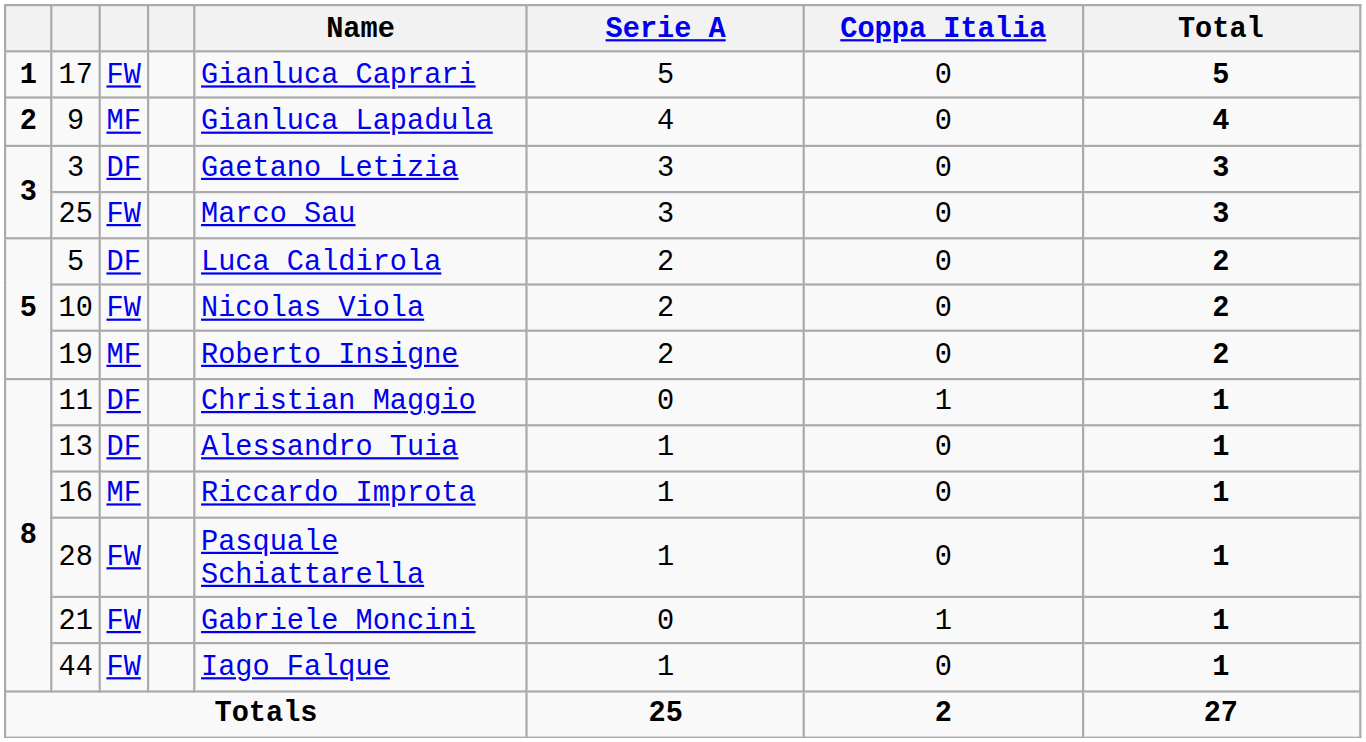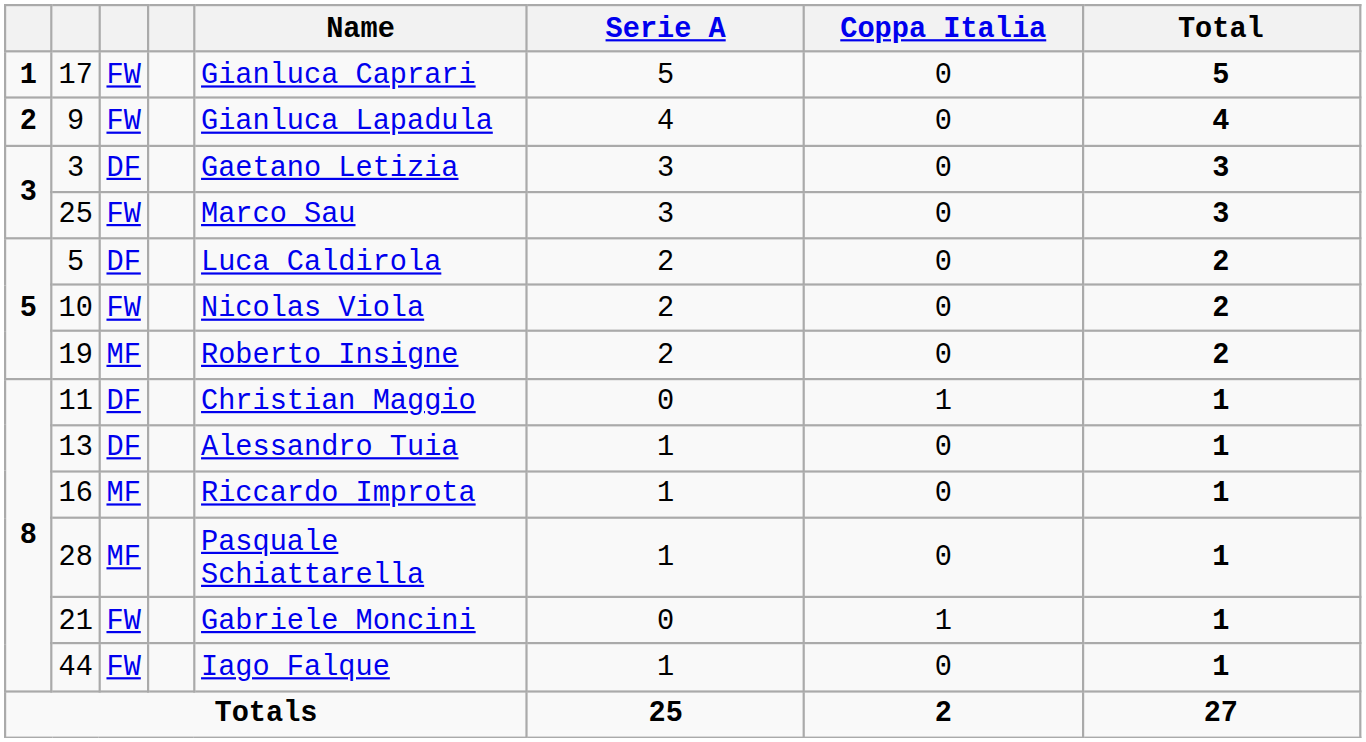(124, 122) MF -> (124, 122) FW
(124, 558) FW -> (124, 558) MF
